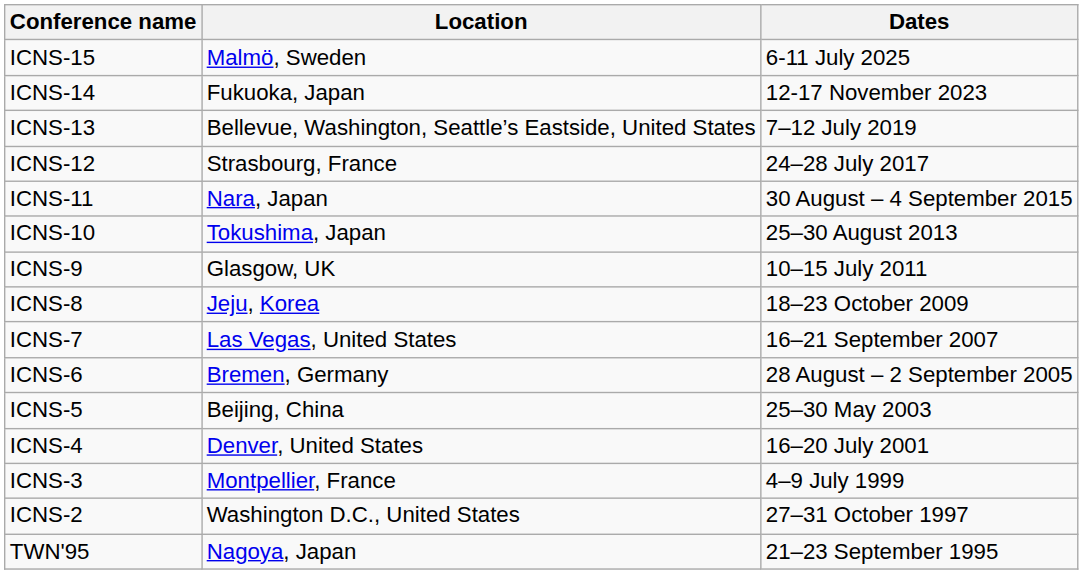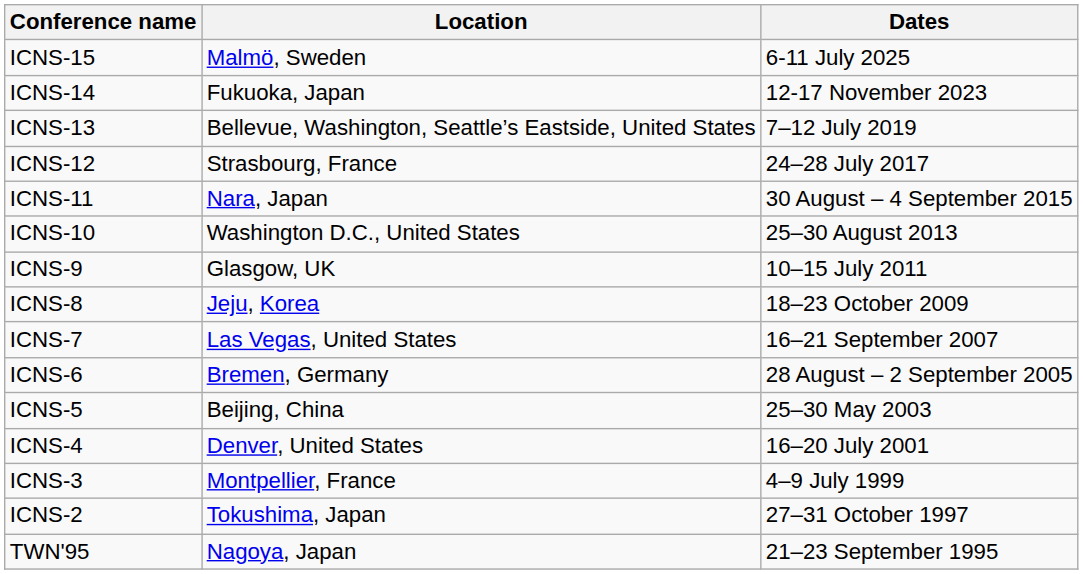(296, 233) Tokushima, Japan -> (363, 233) Washington D.C., United States
(363, 515) Washington D.C., United States -> (296, 515) Tokushima, Japan
